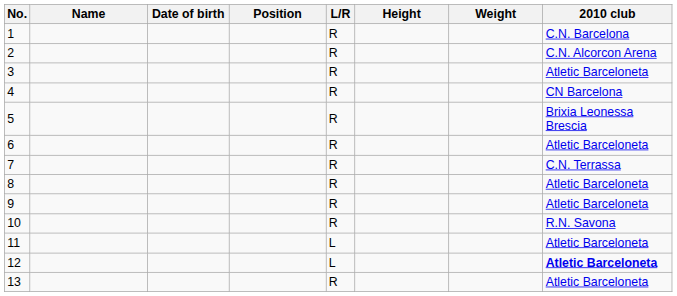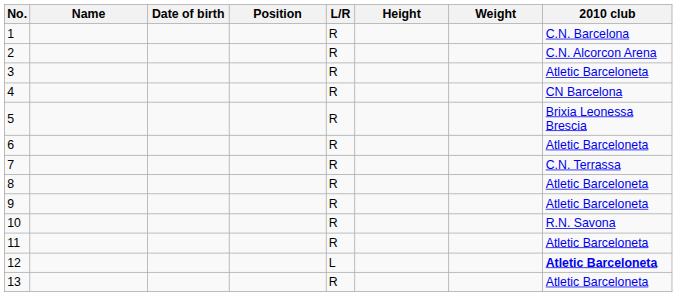(332, 243) L -> (333, 243) R
